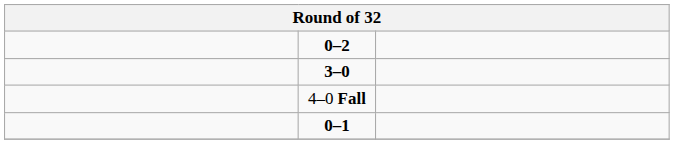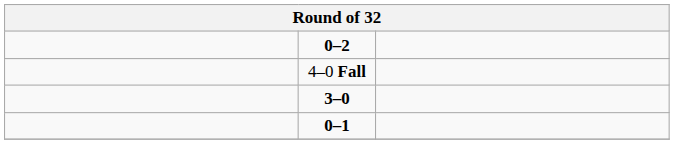rows swapped: (337, 71) <-> (337, 98)
